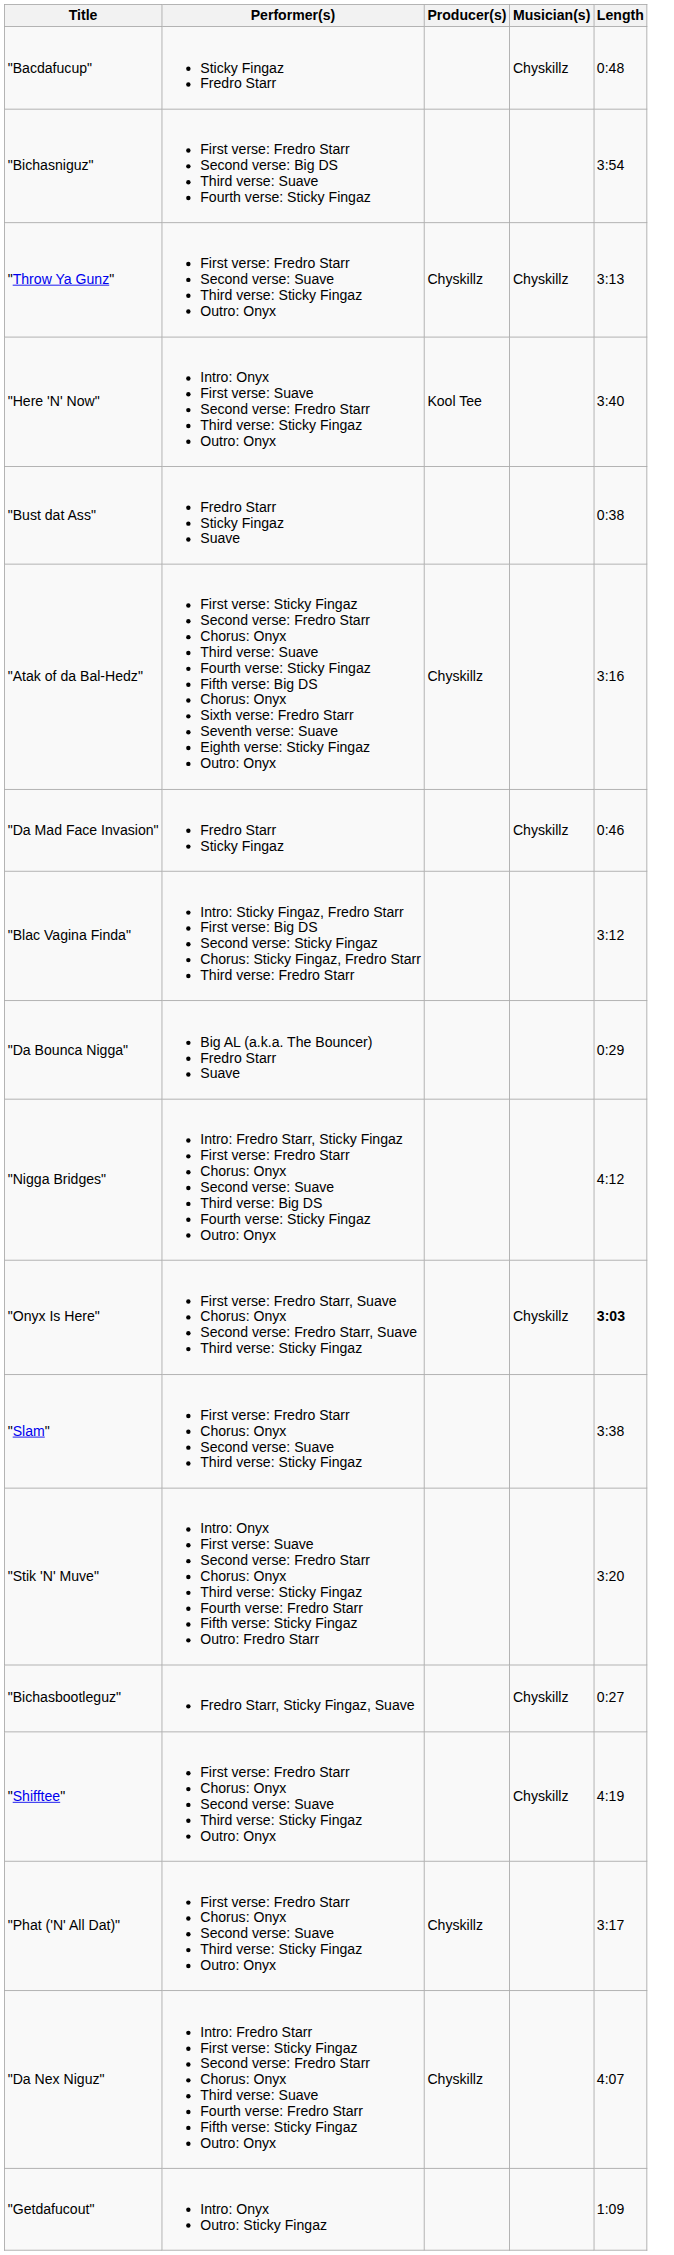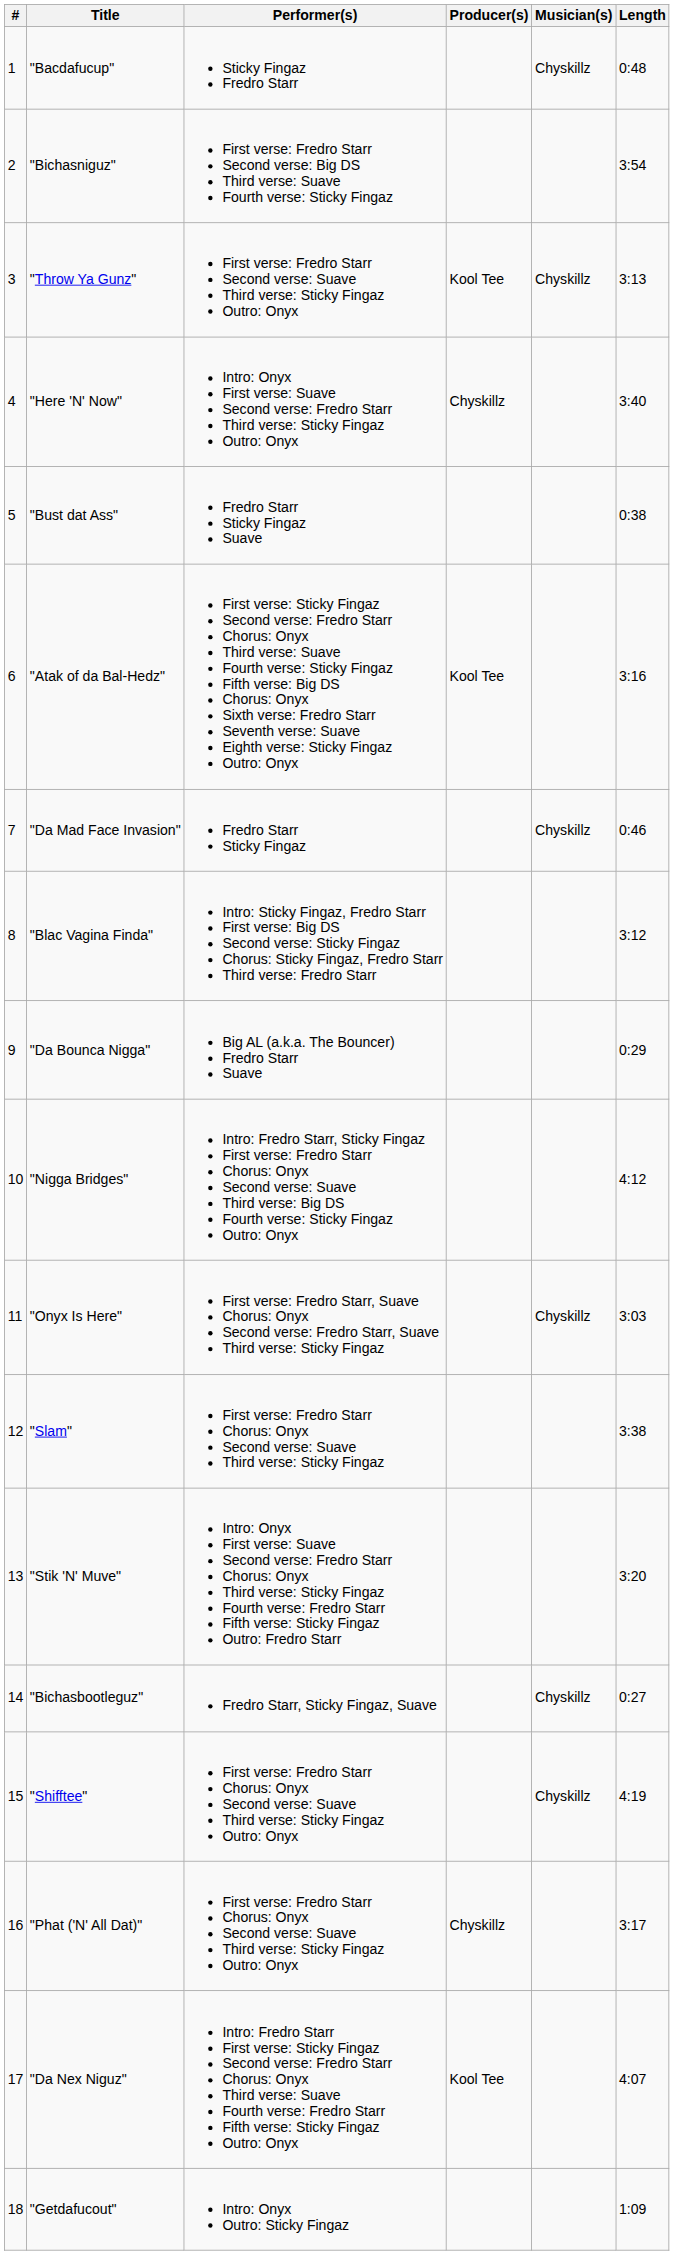+ column: (16, 15)
(455, 279) Chyskillz -> (477, 279) Kool Tee
(455, 401) Kool Tee -> (477, 401) Chyskillz
(455, 676) Chyskillz -> (477, 676) Kool Tee
(611, 1317) bold -> (633, 1317) normal
(455, 2079) Chyskillz -> (477, 2079) Kool Tee
